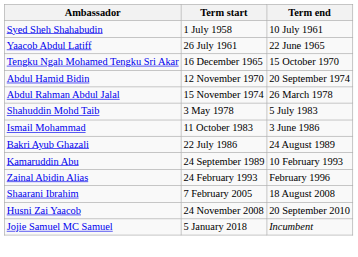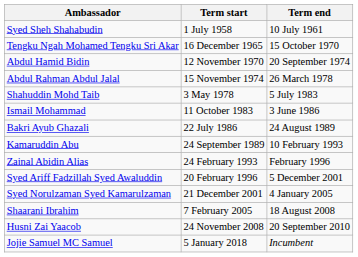- row: (49, 45)
+ row: (84, 177)
+ row: (89, 194)
